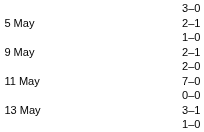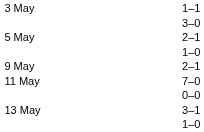+ row: (19, 8)
- row: (41, 67)
